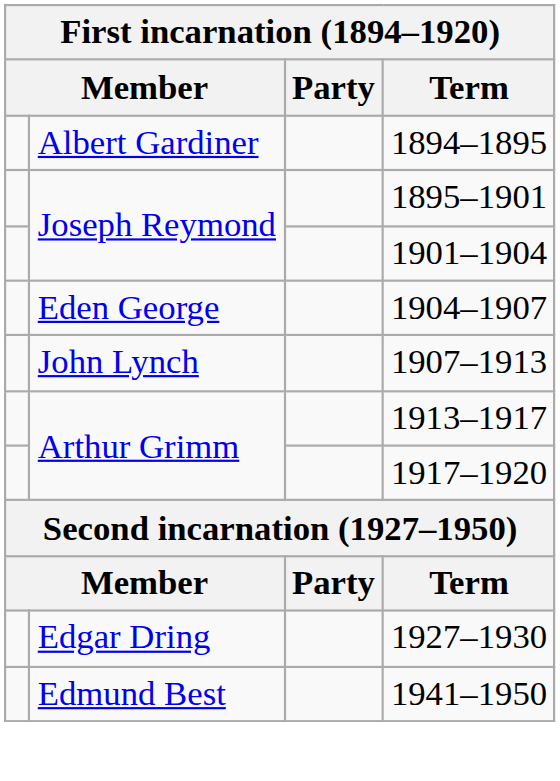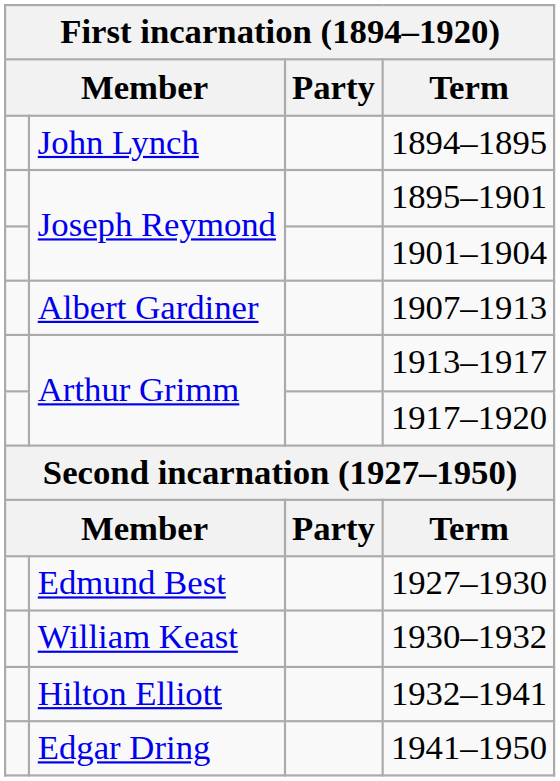(148, 142) Albert Gardiner -> (118, 142) John Lynch
- row: (469, 307)
(118, 362) John Lynch -> (148, 307) Albert Gardiner
(124, 637) Edgar Dring -> (132, 582) Edmund Best
+ row: (469, 637)
+ row: (469, 692)
(132, 692) Edmund Best -> (124, 747) Edgar Dring
